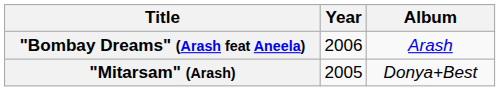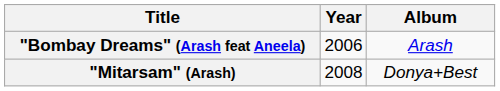(344, 72) 2005 -> (344, 72) 2008
